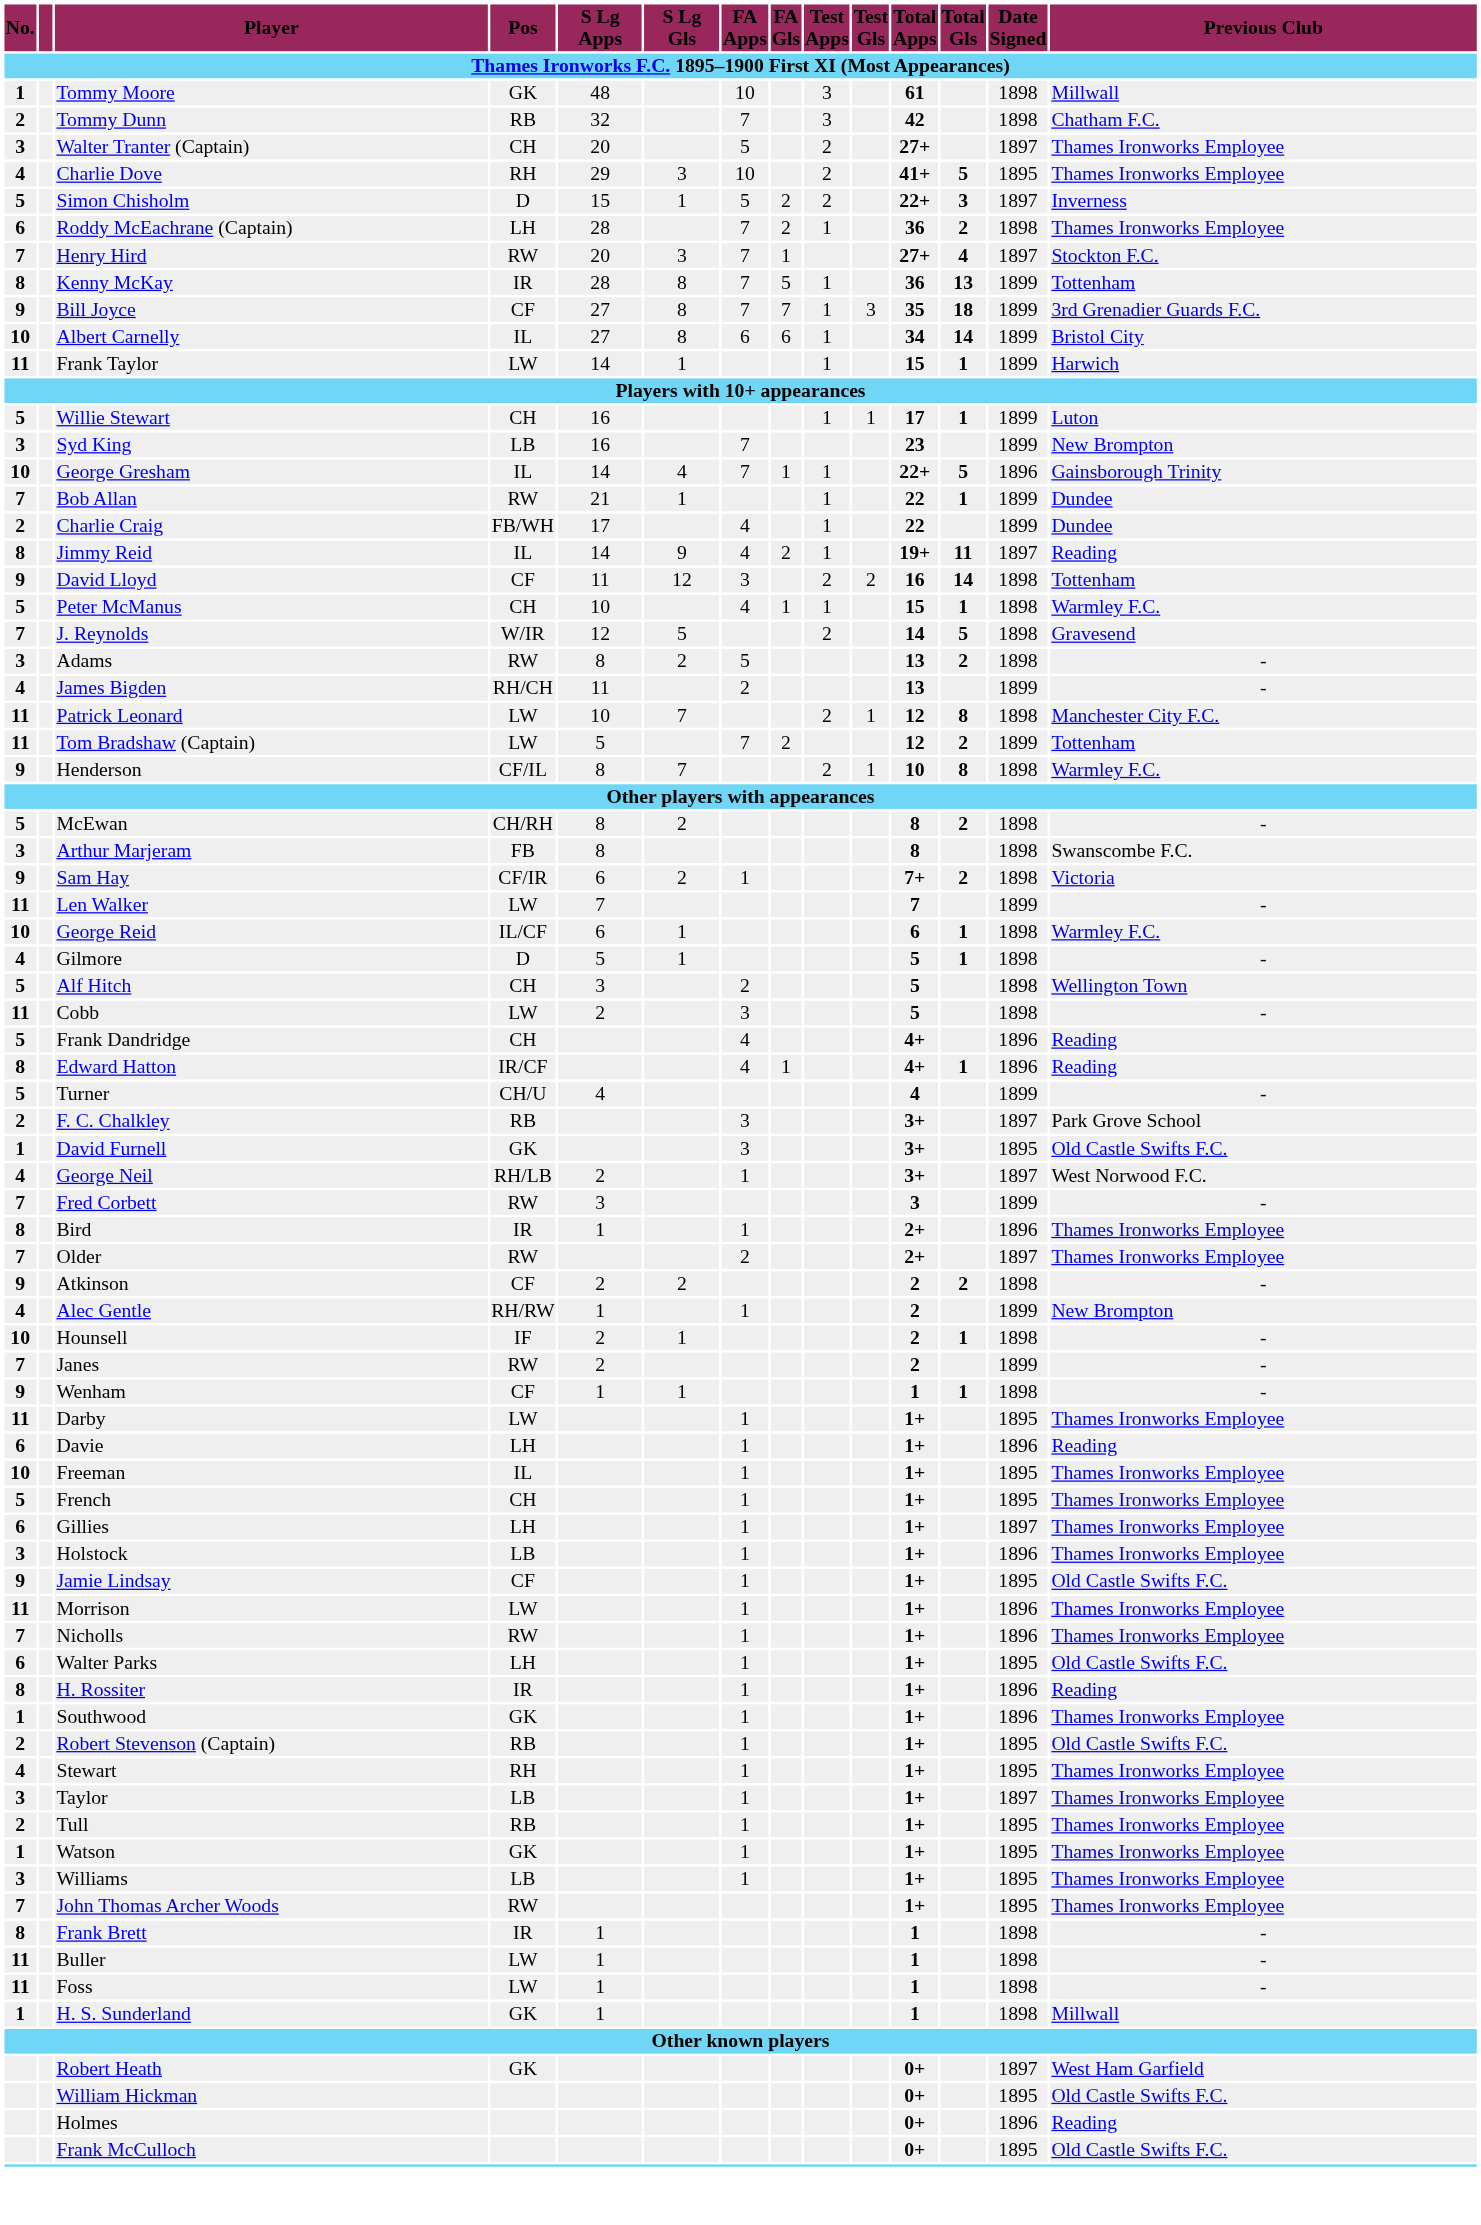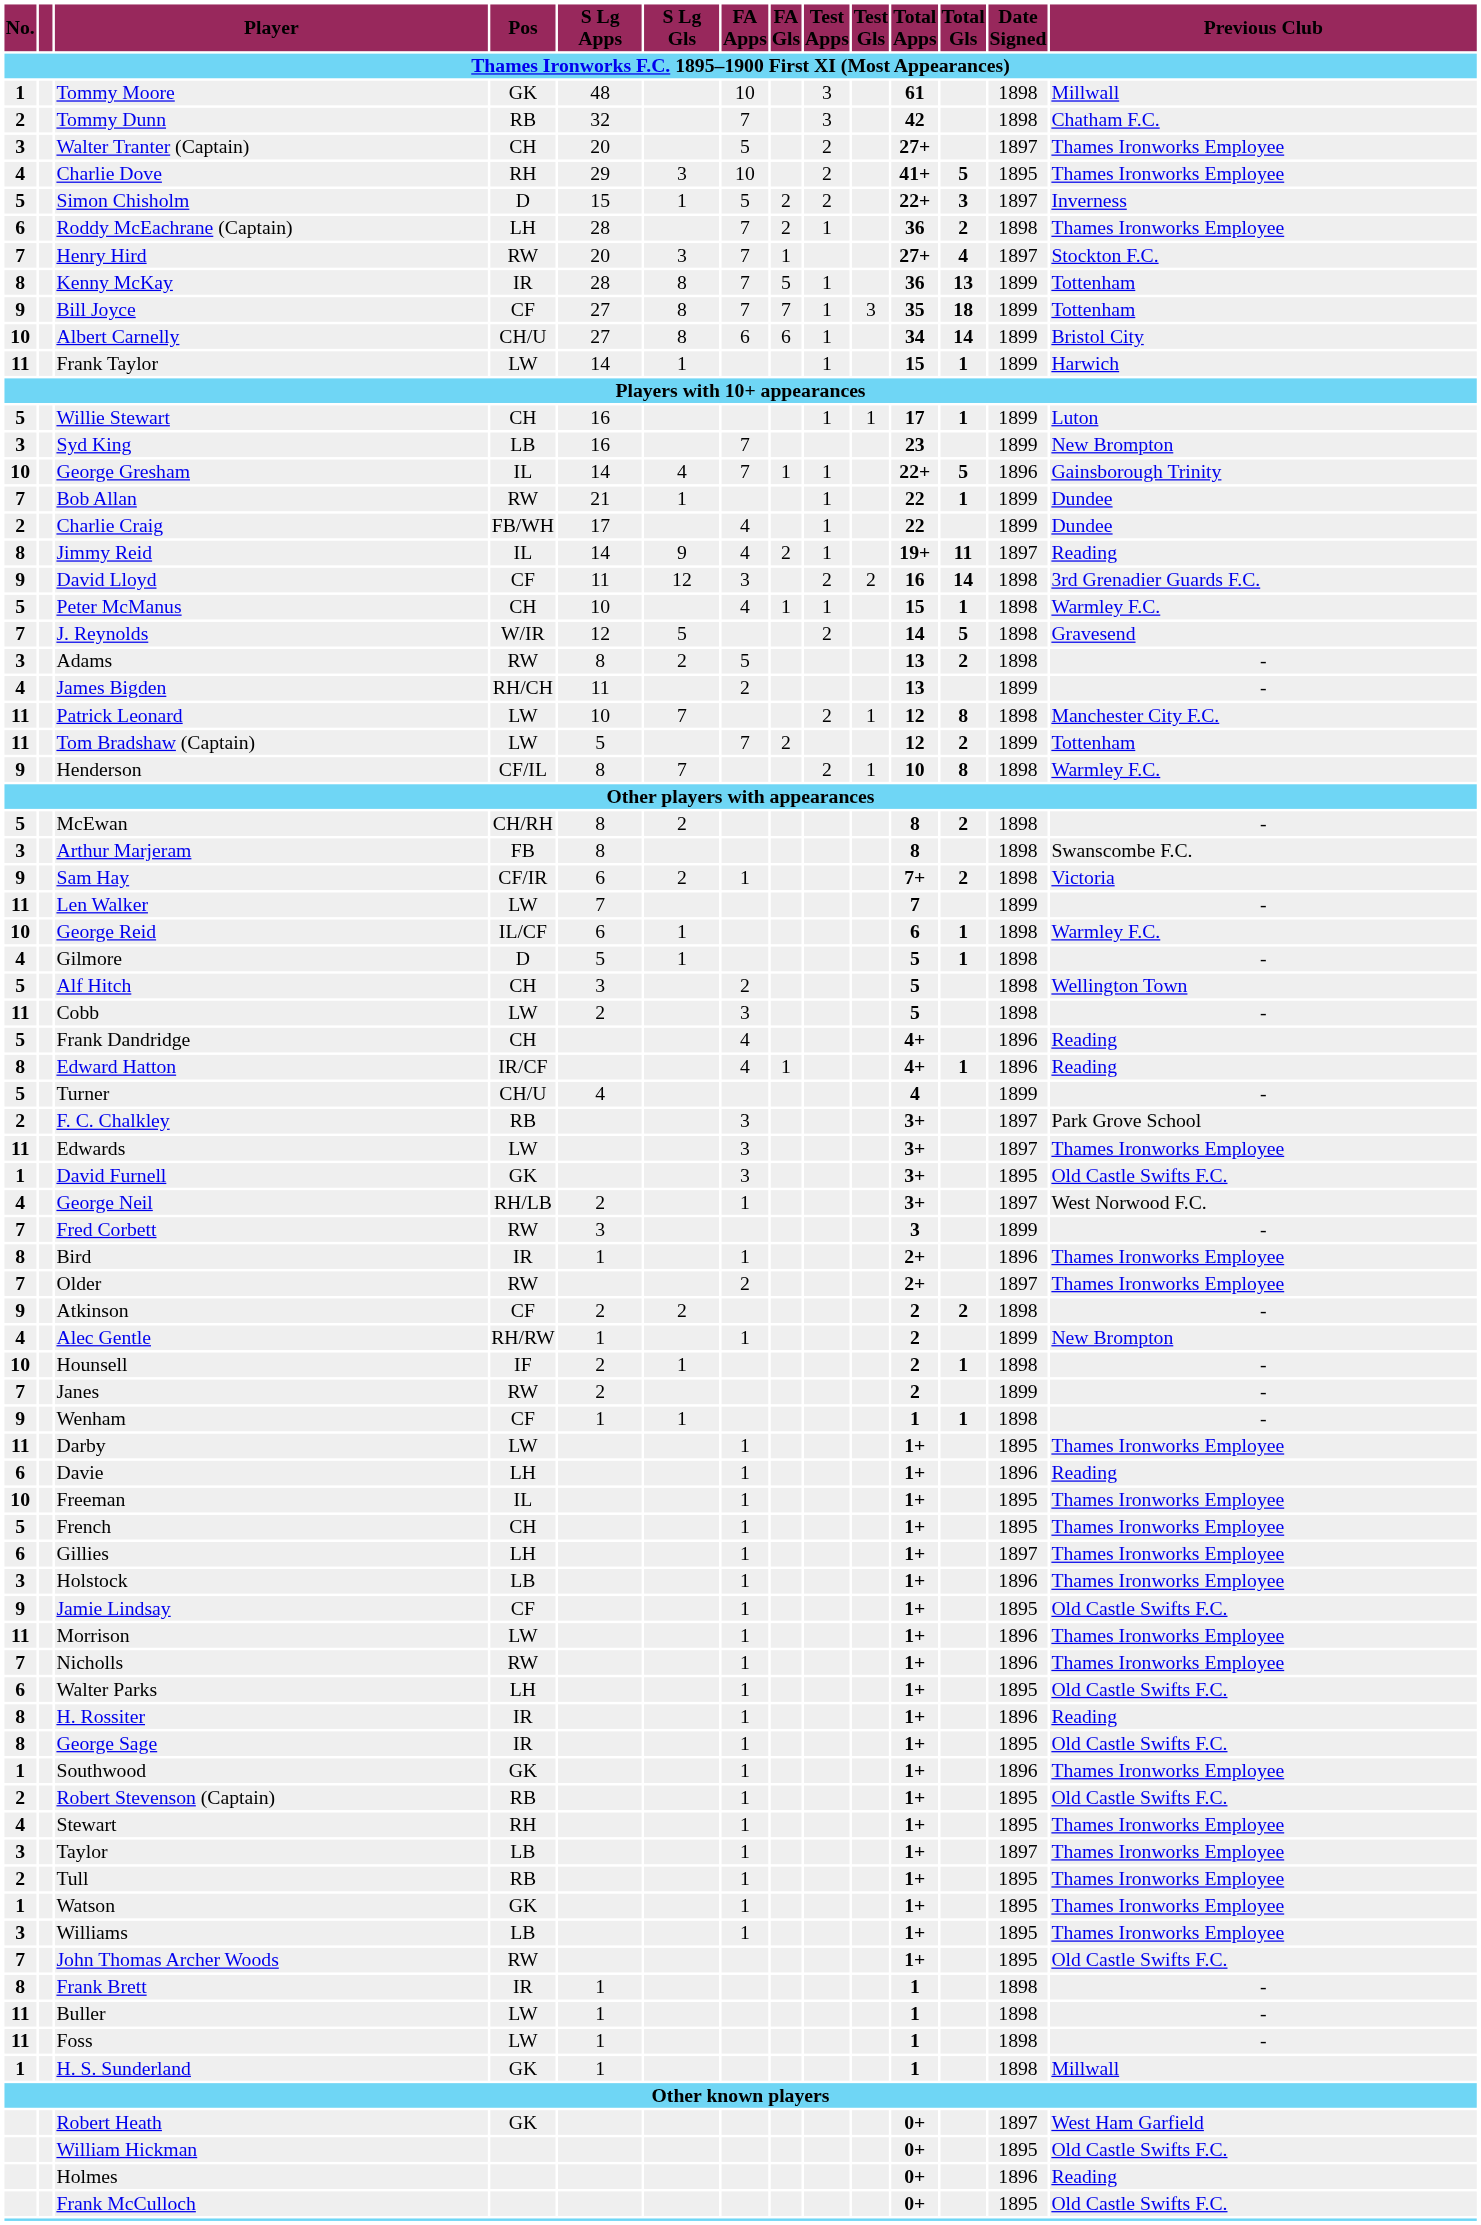(1156, 309) 3rd Grenadier Guards F.C. -> (1093, 309) Tottenham
(523, 336) IL -> (523, 336) CH/U
(1093, 579) Tottenham -> (1156, 579) 3rd Grenadier Guards F.C.
+ row: (91, 1148)
+ row: (107, 1743)
(1168, 1905) Thames Ironworks Employee -> (1139, 1960) Old Castle Swifts F.C.
